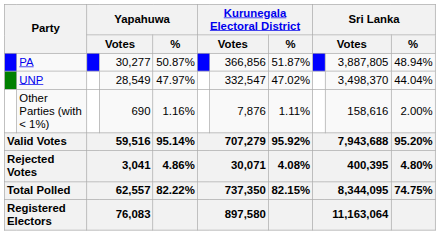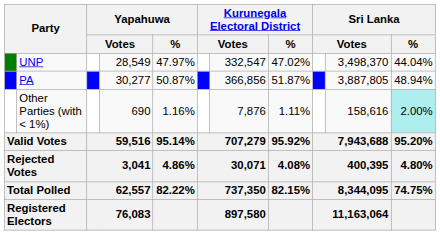rows swapped: (26, 62) <-> (31, 80)
(417, 111) no background -> (417, 111) paleturquoise background
